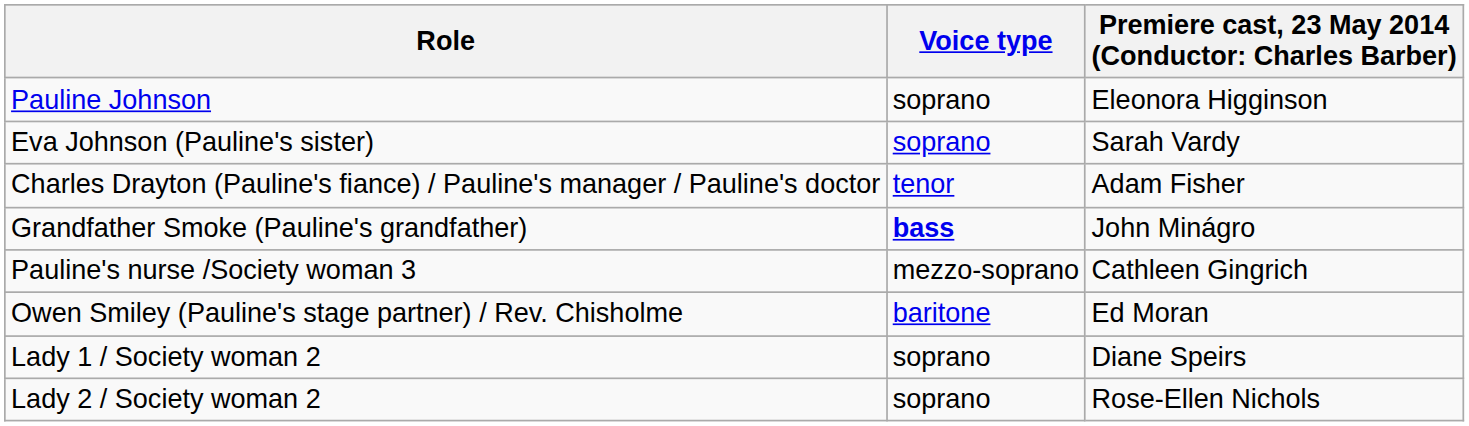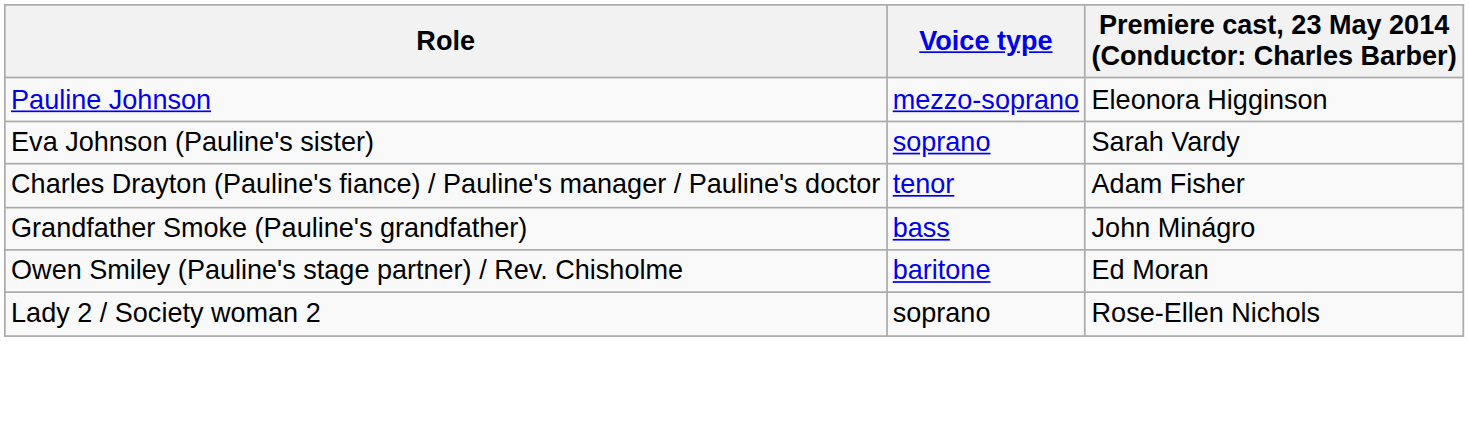(942, 99) soprano -> (986, 99) mezzo-soprano
(924, 227) bold -> (921, 227) normal
- row: (214, 270)
- row: (166, 356)
